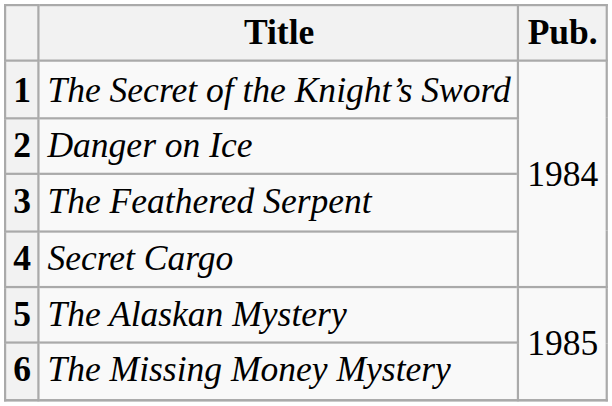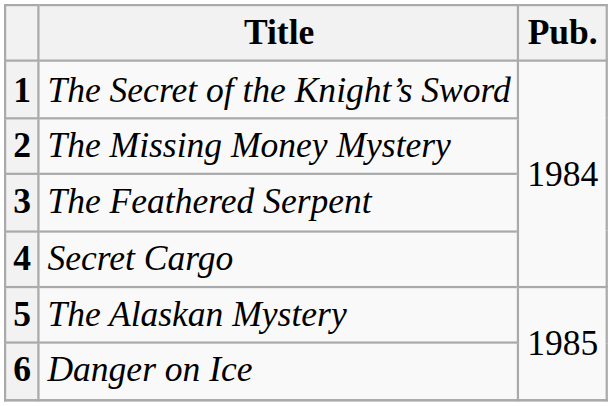(150, 145) Danger on Ice -> (249, 145) The Missing Money Mystery
(249, 370) The Missing Money Mystery -> (150, 370) Danger on Ice
